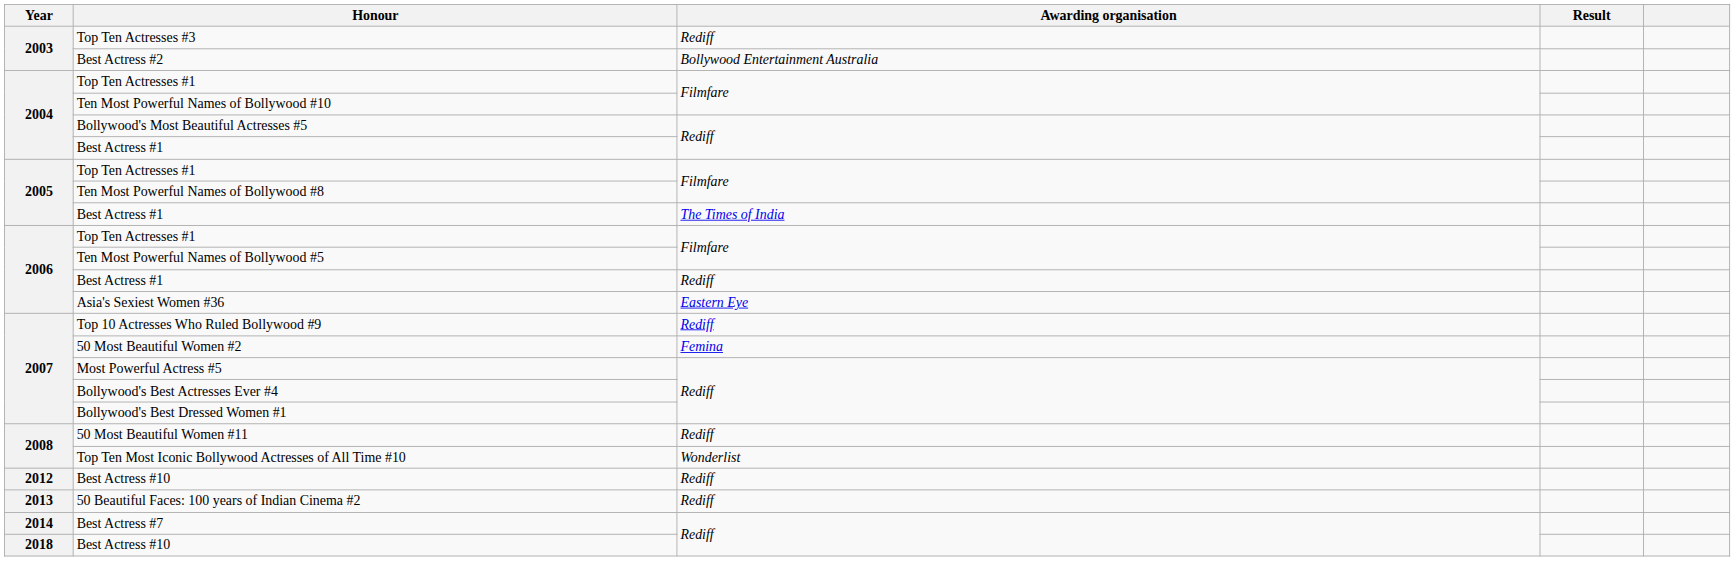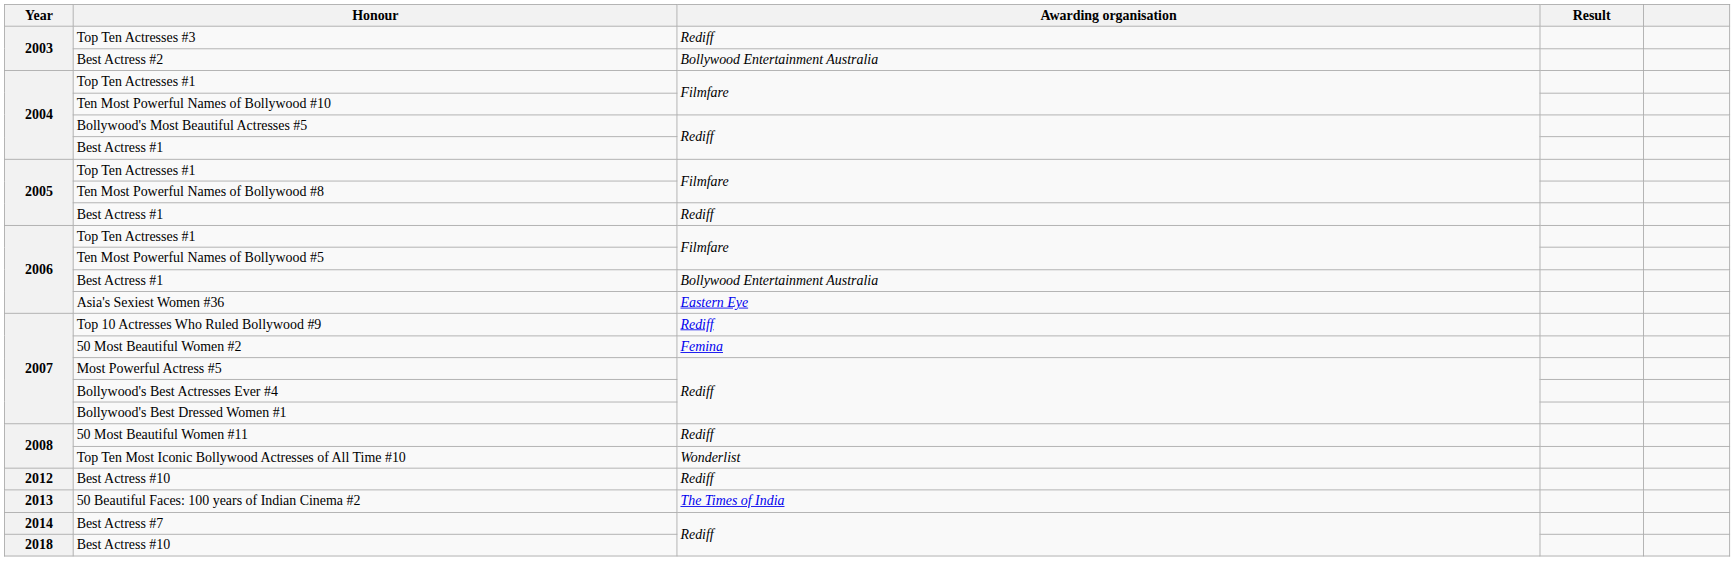(732, 214) The Times of India -> (697, 214) Rediff
(697, 280) Rediff -> (779, 280) Bollywood Entertainment Australia
(697, 501) Rediff -> (732, 501) The Times of India
